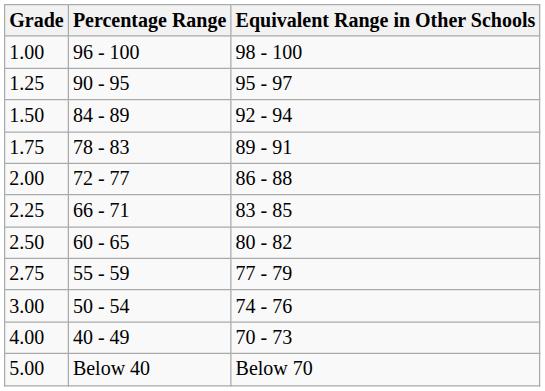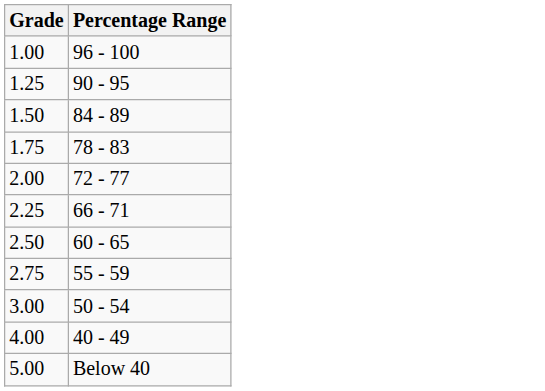- column: (385, 20)
